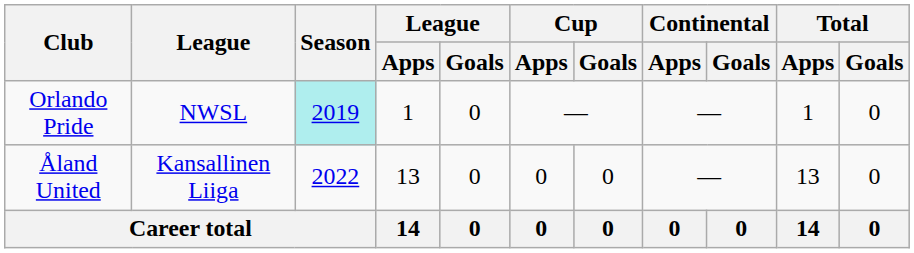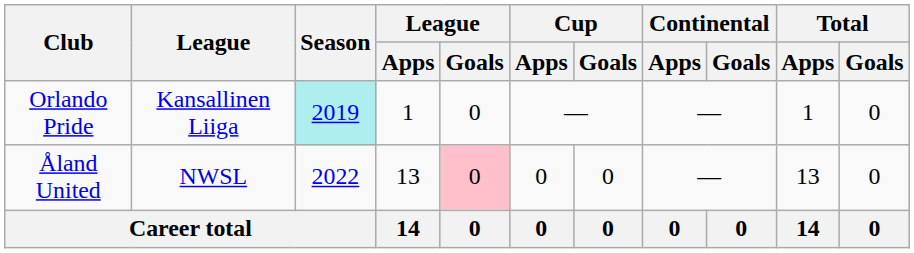(213, 112) NWSL -> (213, 112) Kansallinen Liiga
(213, 177) Kansallinen Liiga -> (213, 177) NWSL
(475, 177) no background -> (475, 177) pink background
